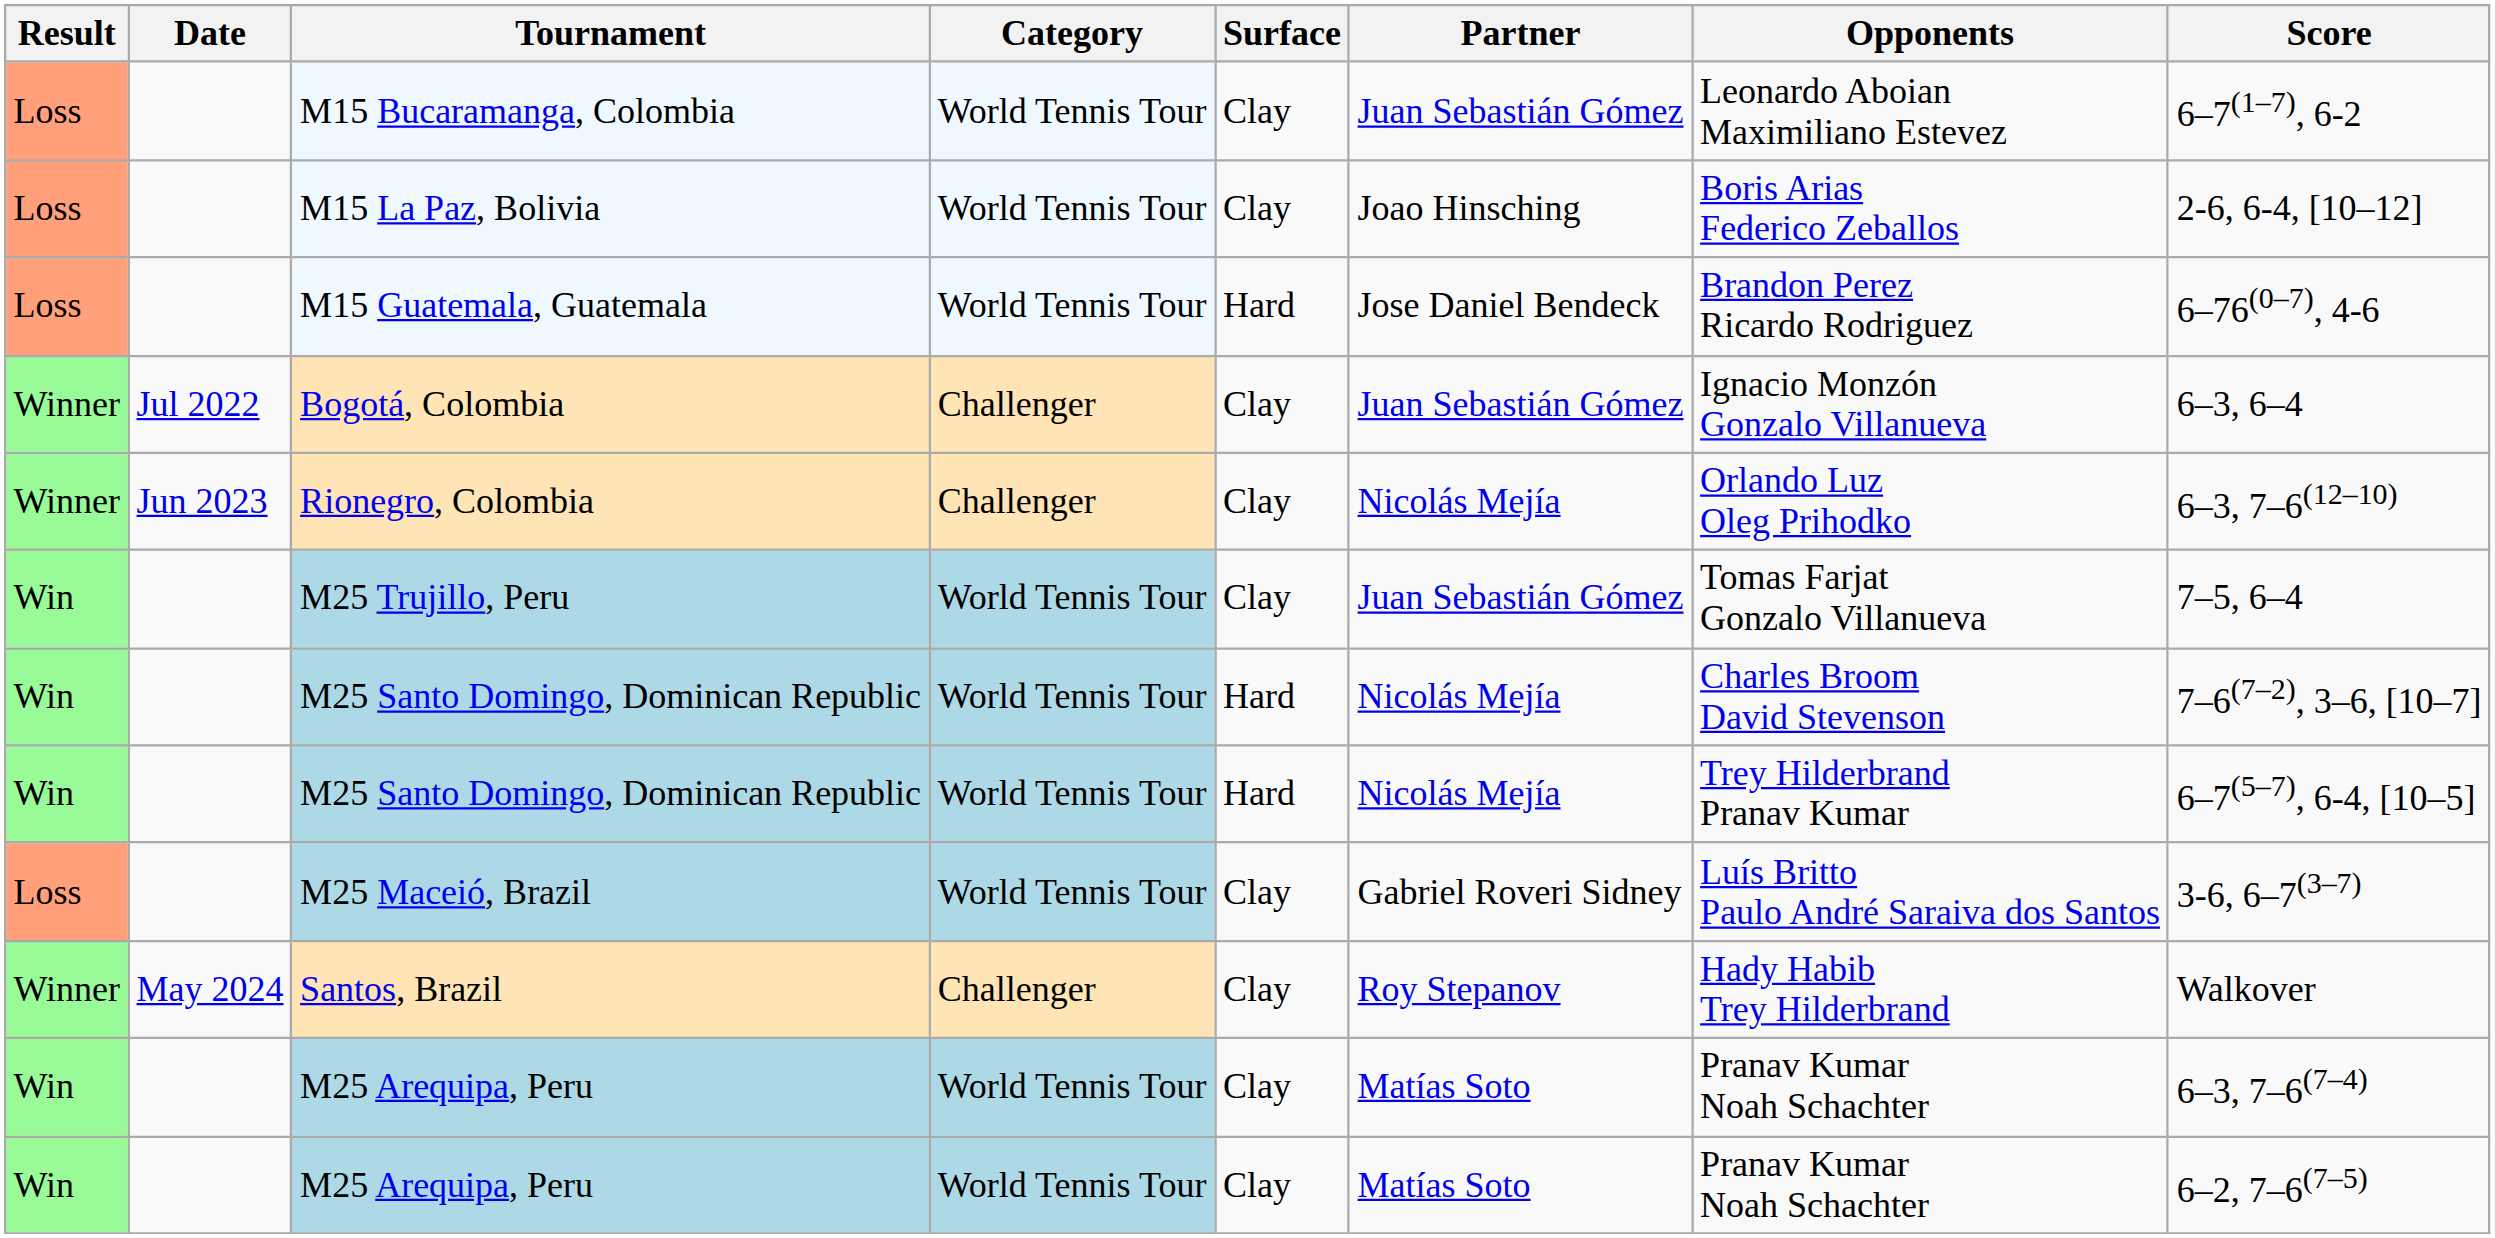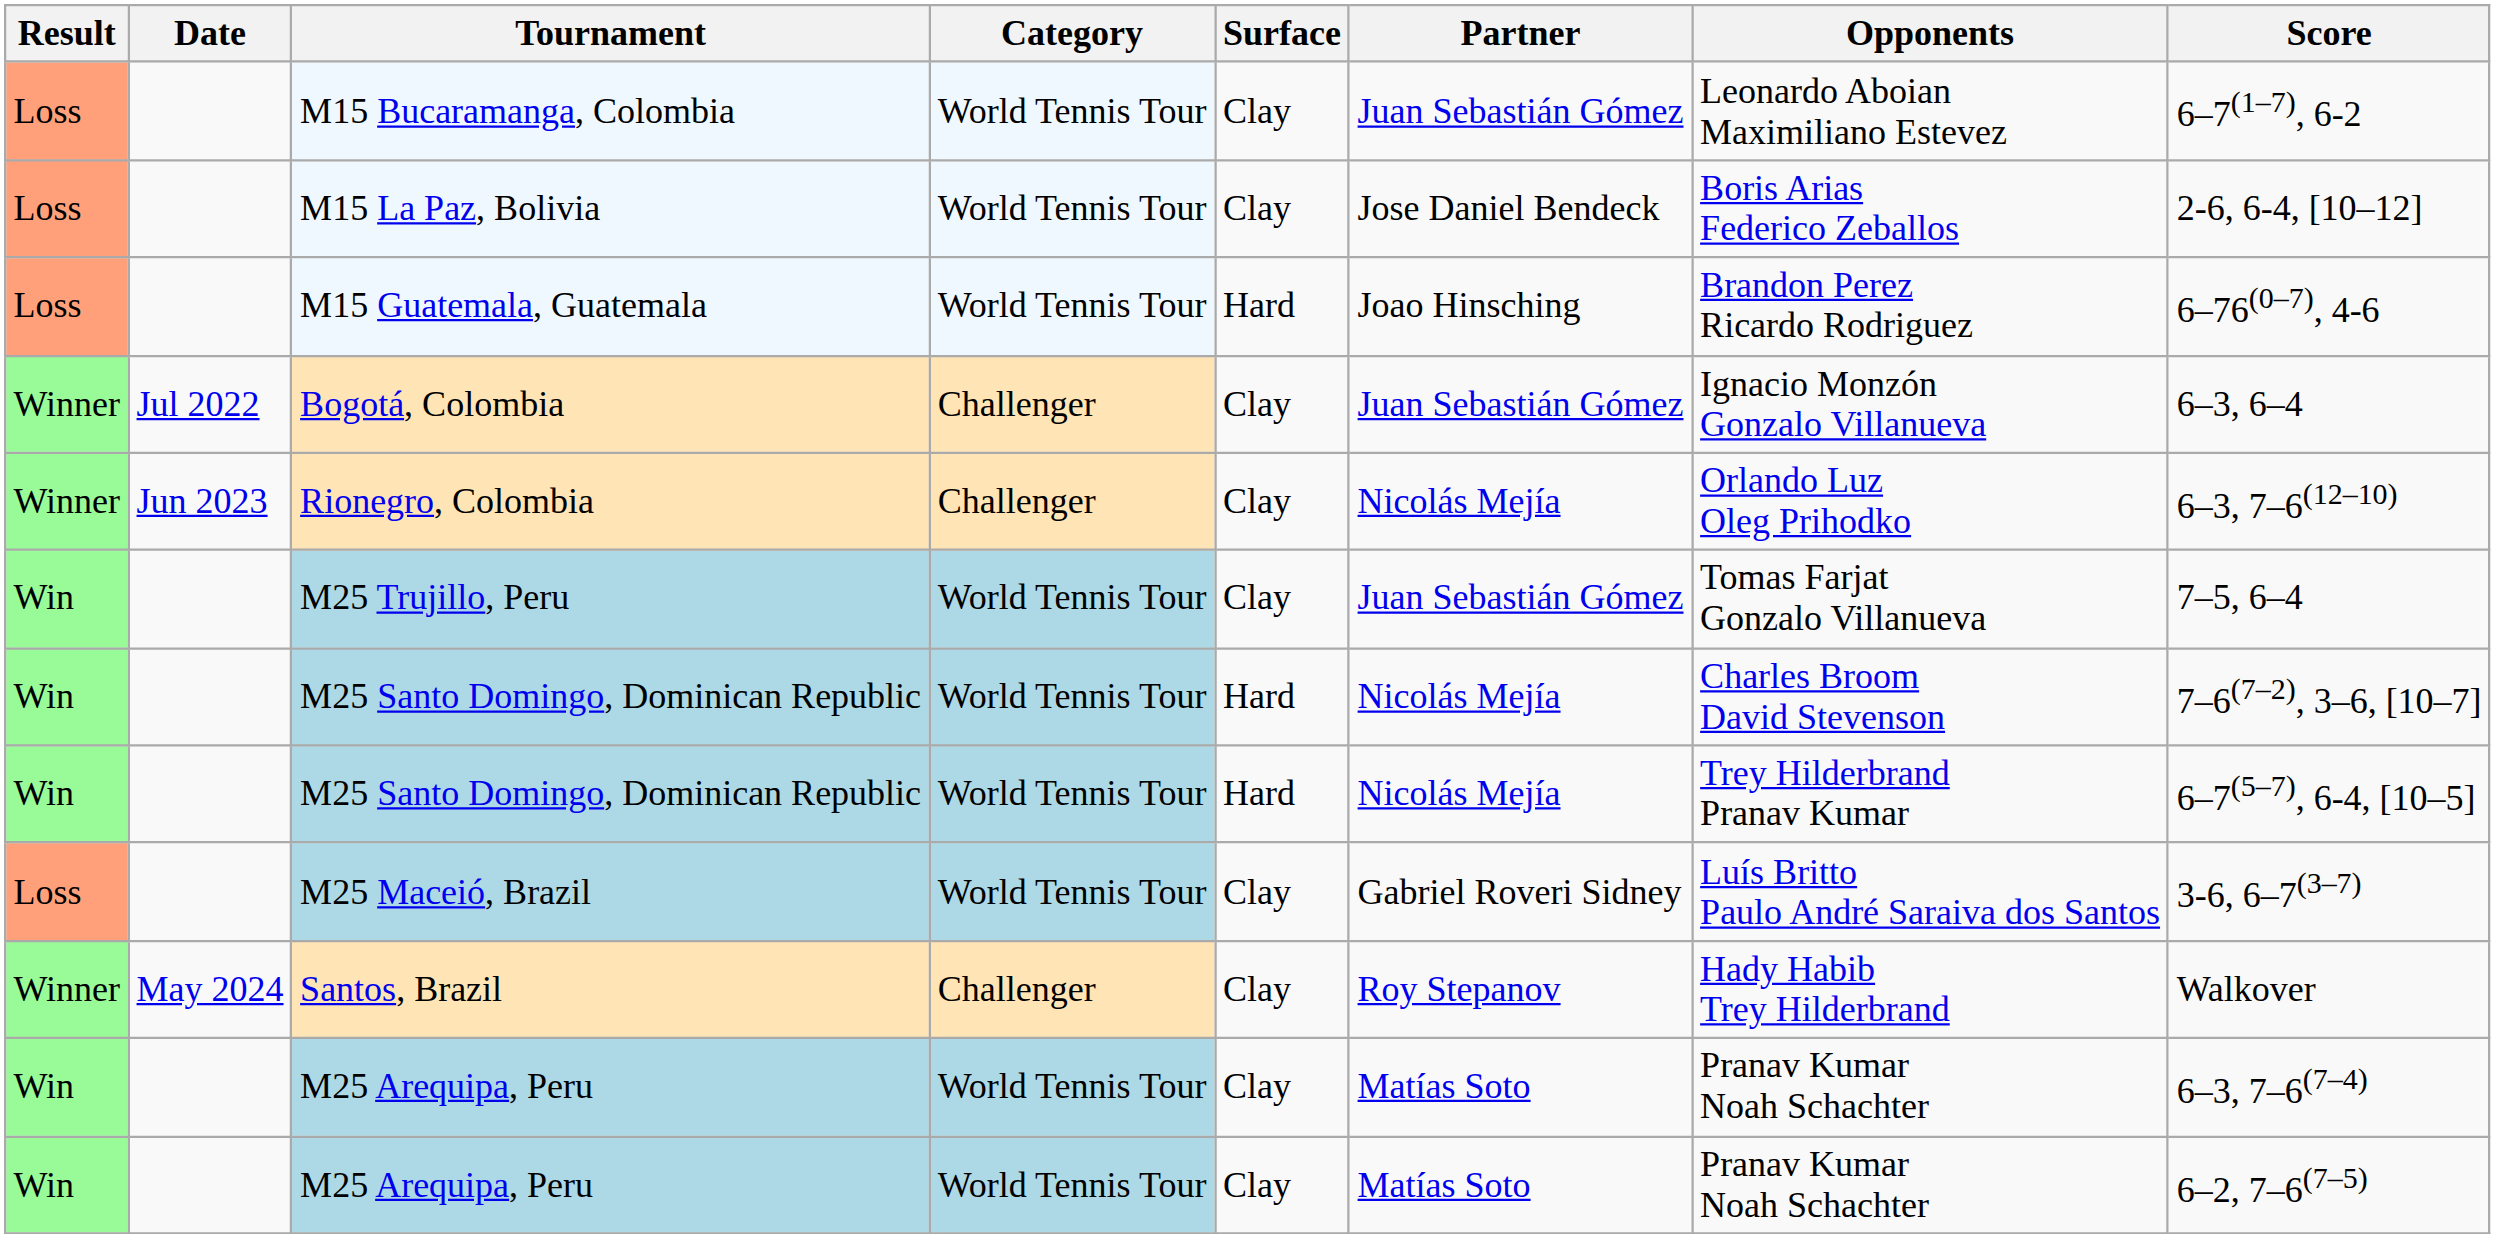(1469, 207) Joao Hinsching -> (1509, 207) Jose Daniel Bendeck
(1509, 305) Jose Daniel Bendeck -> (1469, 305) Joao Hinsching
